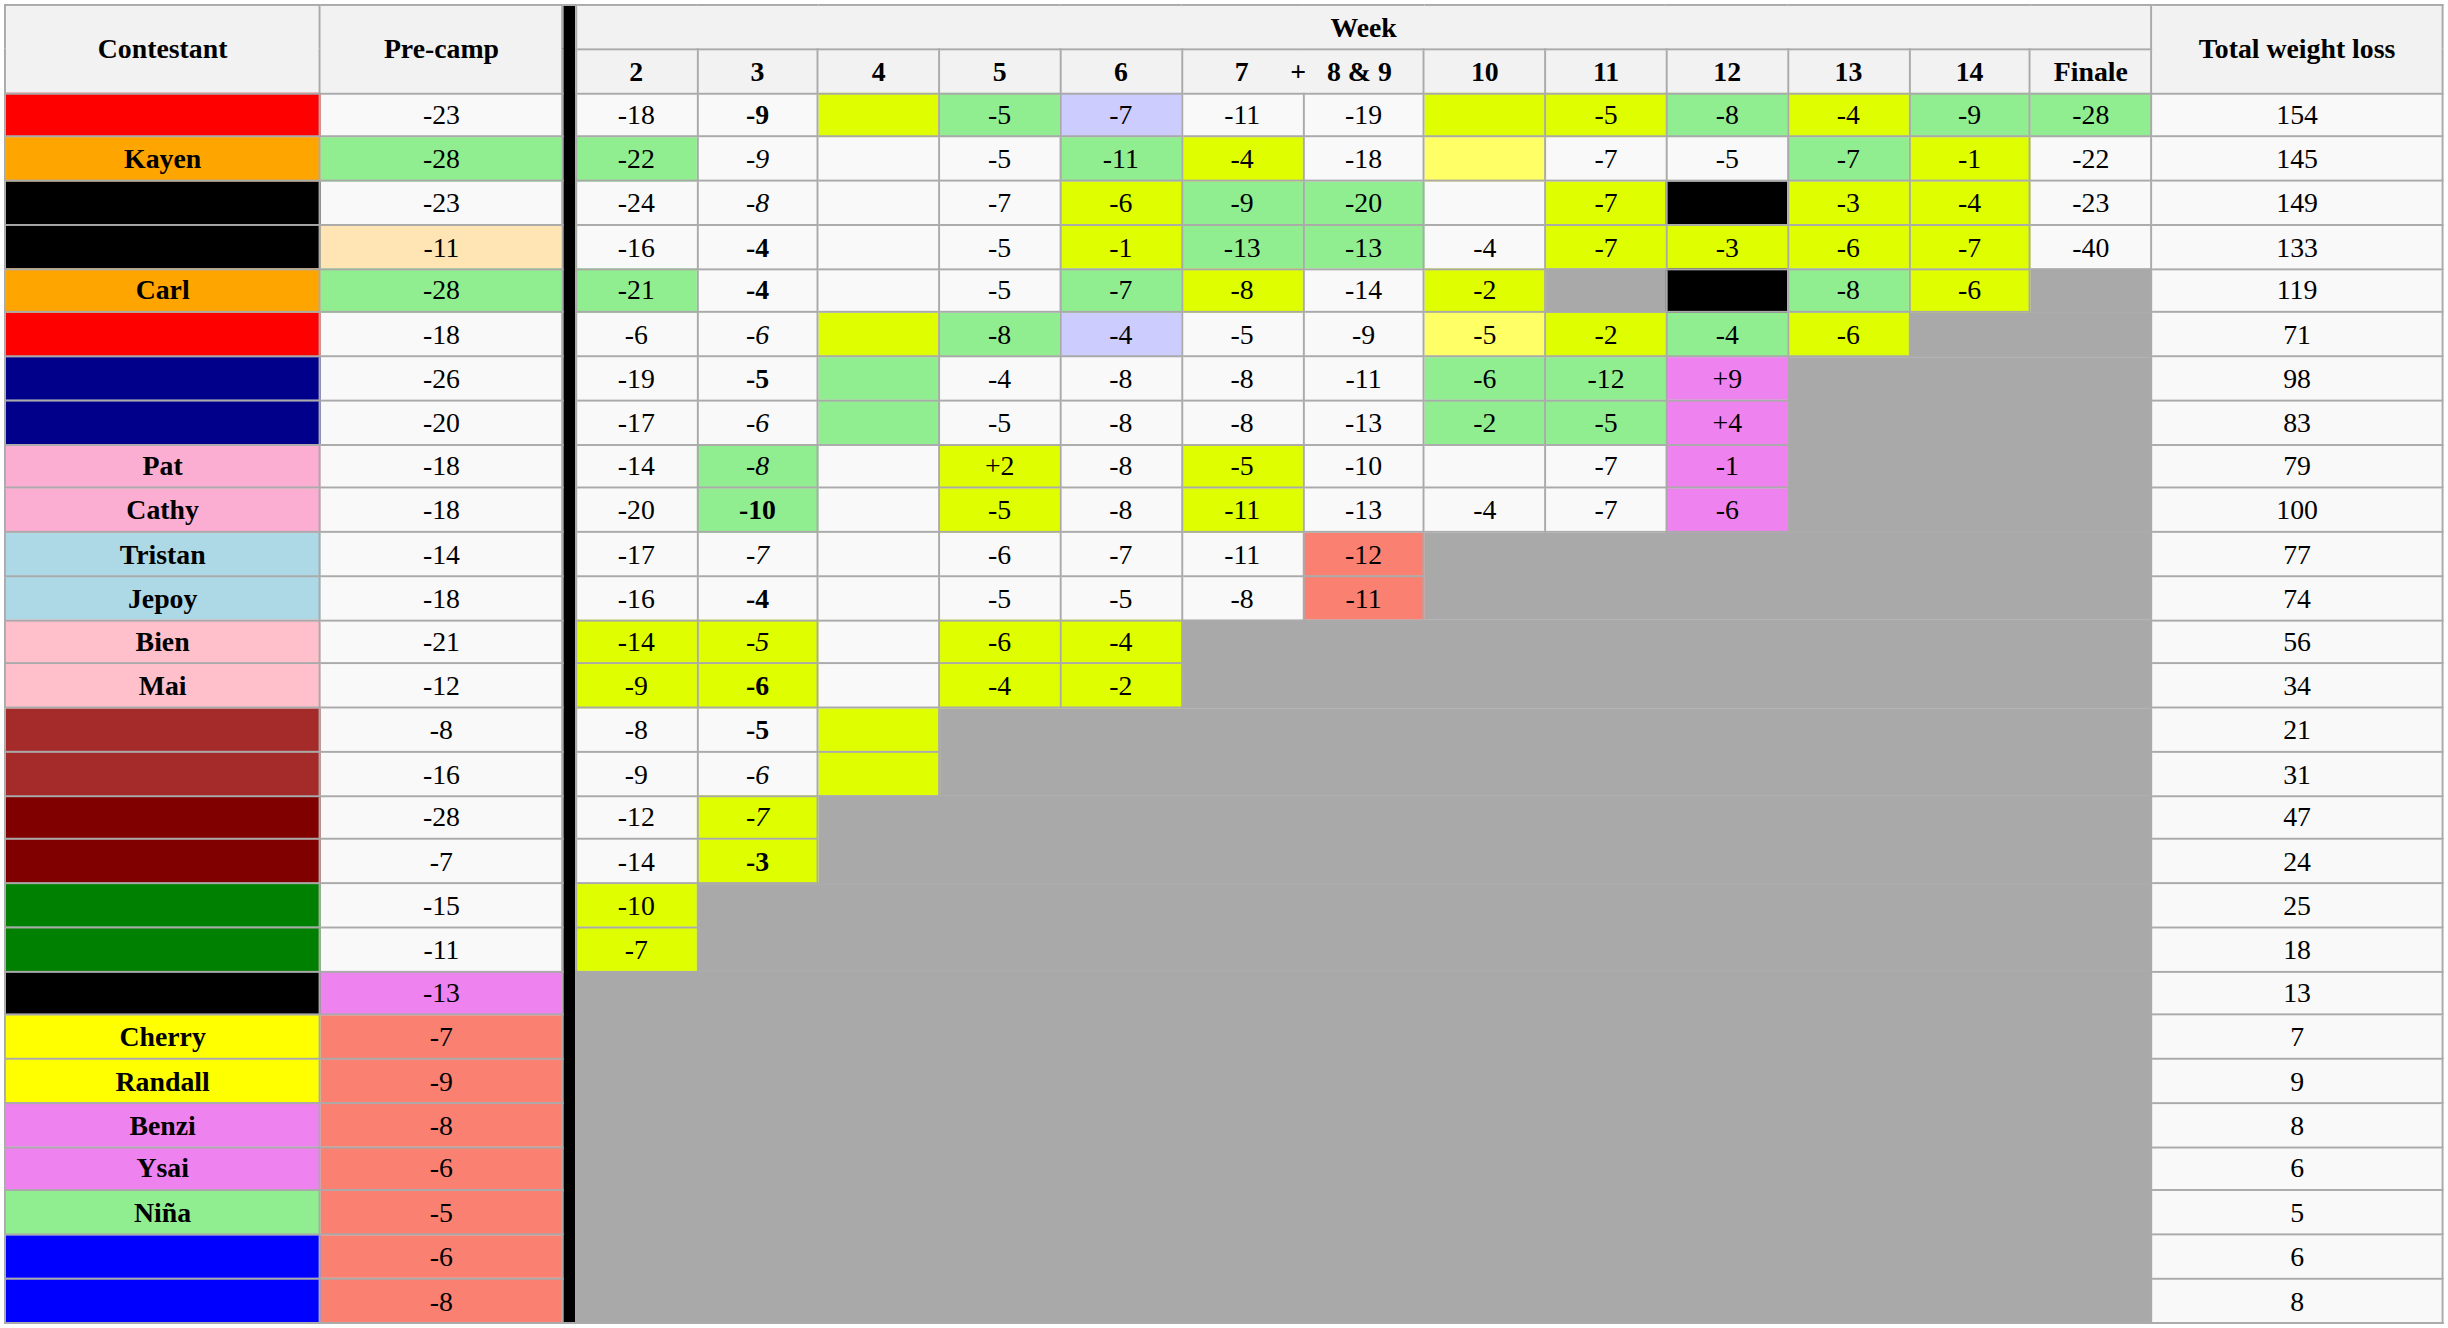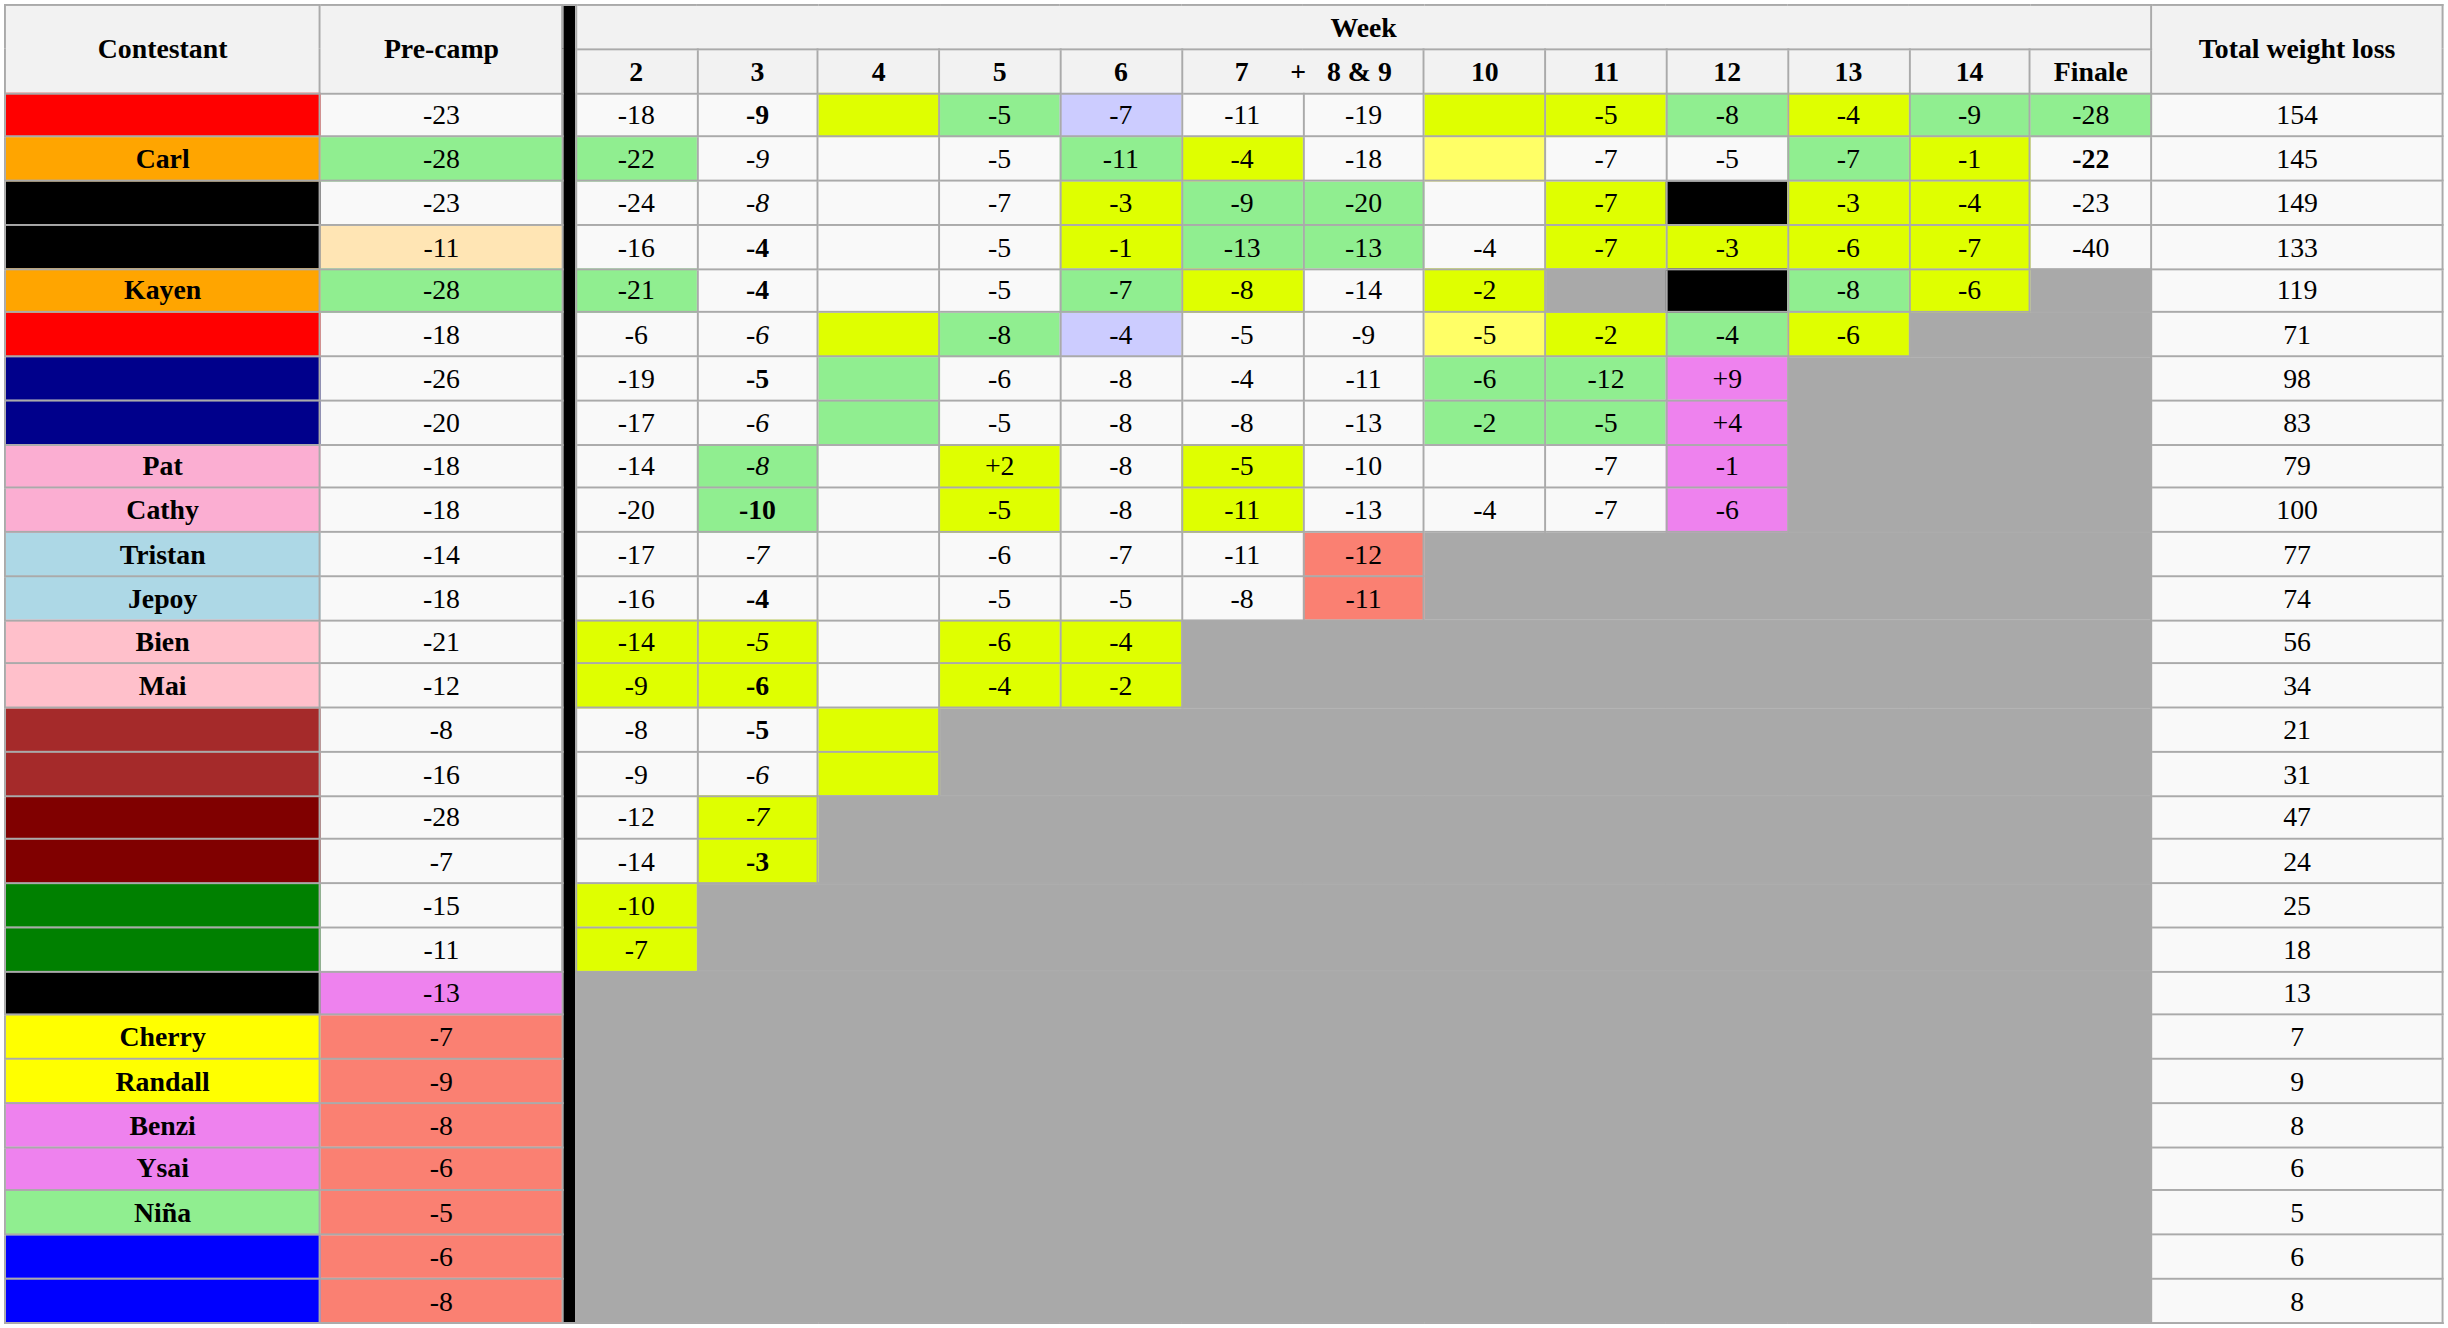(163, 159) Kayen -> (163, 159) Carl
(2091, 159) normal -> (2091, 159) bold
(1121, 203) -6 -> (1121, 203) -3
(163, 291) Carl -> (163, 291) Kayen
(1000, 379) -4 -> (1000, 379) -6
(1242, 379) -8 -> (1242, 379) -4
